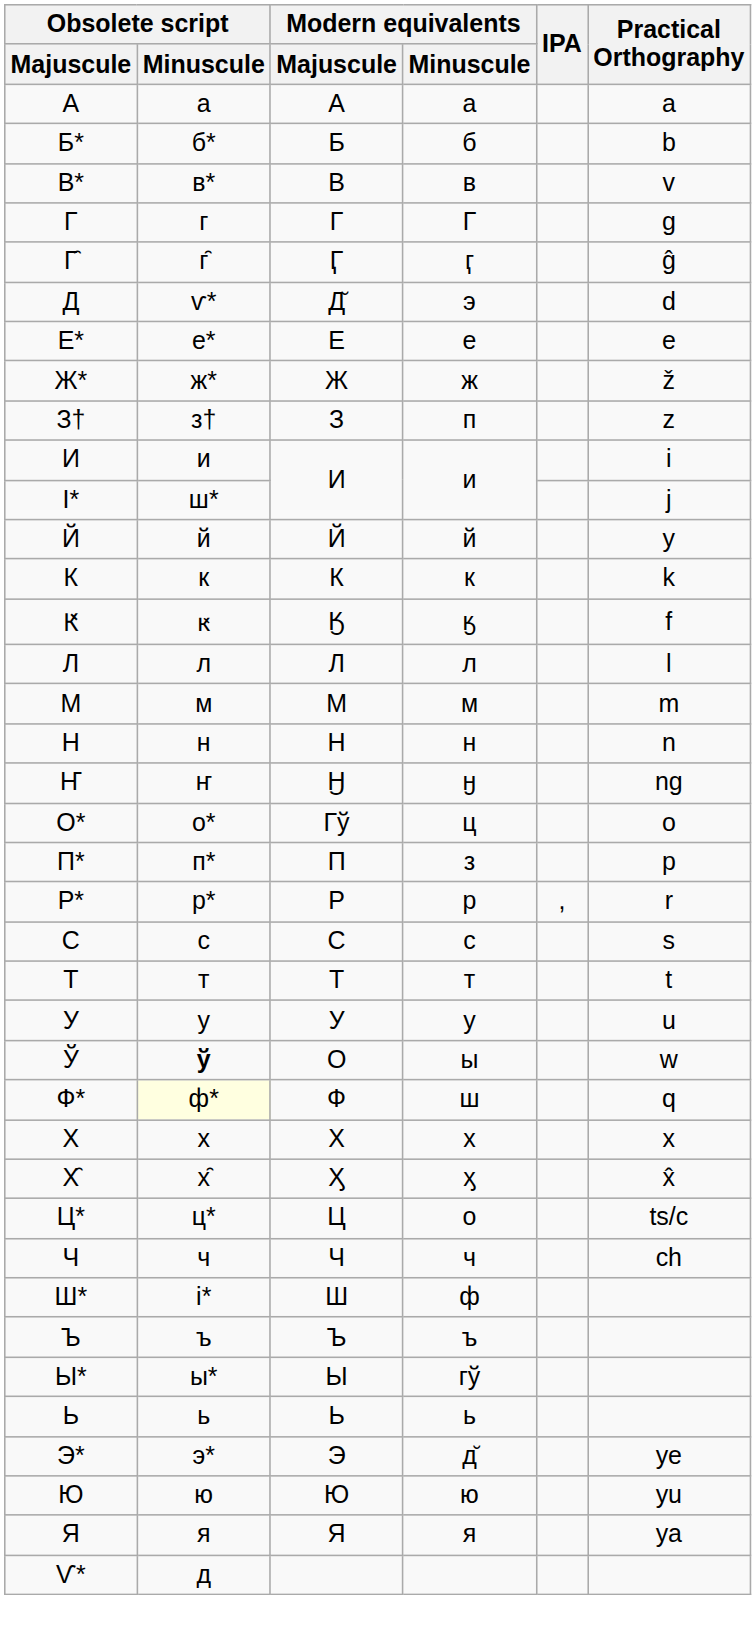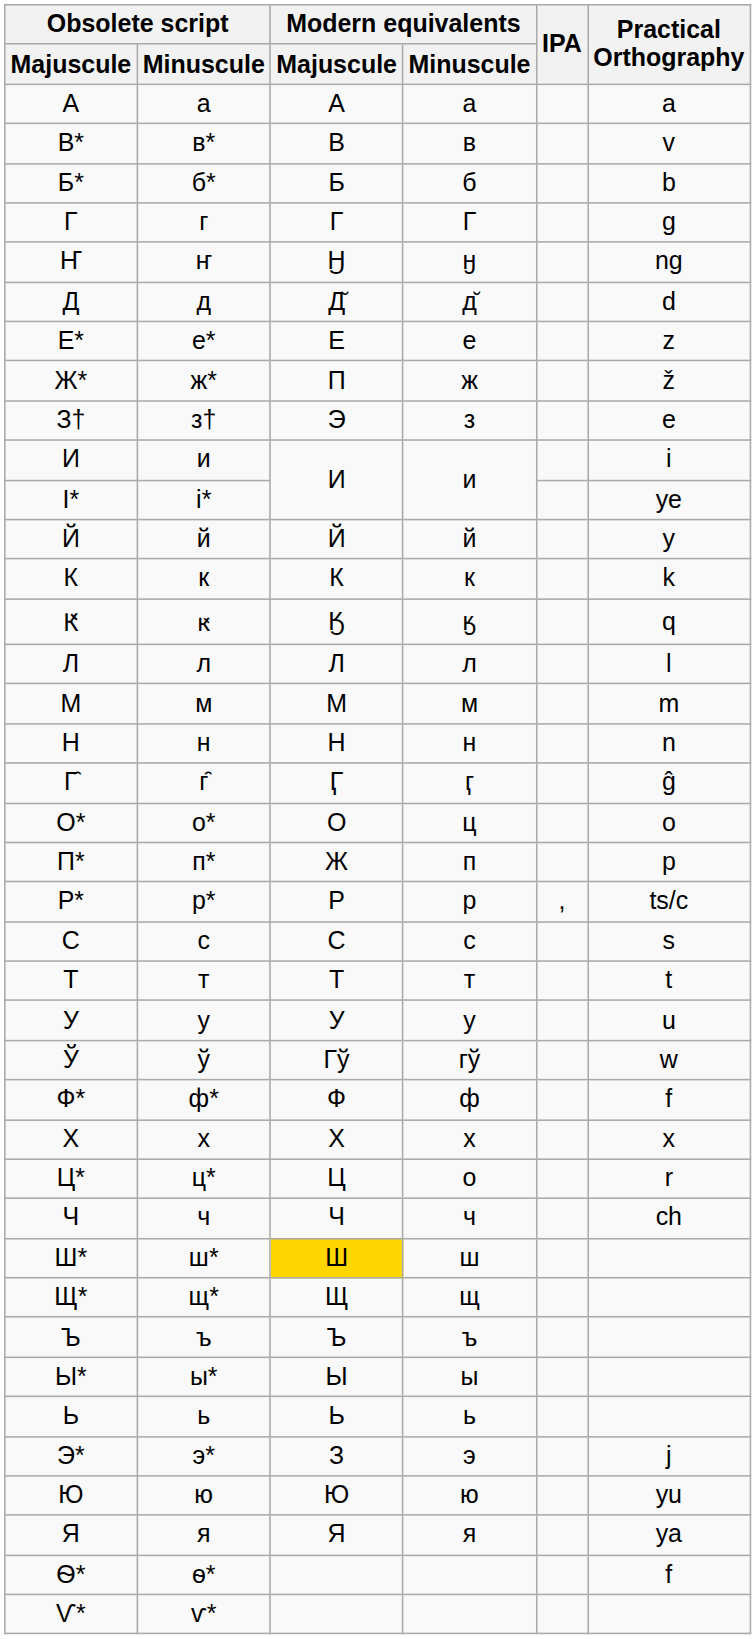rows swapped: (71, 143) <-> (71, 182)
rows swapped: (71, 261) <-> (71, 782)
(204, 301) ѵ* -> (204, 301) д
(469, 301) э -> (469, 301) д̆
(669, 340) e -> (669, 340) z
(337, 380) Ж -> (337, 380) П
(337, 420) З -> (337, 420) Э
(469, 420) п -> (469, 420) з
(669, 420) z -> (669, 420) e
(204, 499) ш* -> (204, 499) і*
(669, 499) j -> (669, 499) ye
(669, 621) f -> (669, 621) q
(337, 822) Гў -> (337, 822) О
(337, 861) П -> (337, 861) Ж
(469, 861) з -> (469, 861) п
(669, 901) r -> (669, 901) ts/c
(204, 1059) bold -> (204, 1059) normal
(337, 1059) О -> (337, 1059) Гў
(469, 1059) ы -> (469, 1059) гў
(204, 1099) lightyellow background -> (204, 1099) no background
(469, 1099) ш -> (469, 1099) ф
(669, 1099) q -> (669, 1099) f
- row: (71, 1178)
(669, 1218) ts/c -> (669, 1178) r
(204, 1297) і* -> (204, 1257) ш*
(337, 1297) no background -> (337, 1257) gold background
(469, 1297) ф -> (469, 1257) ш
+ row: (71, 1297)
(469, 1376) гў -> (469, 1376) ы
(337, 1455) Э -> (337, 1455) З
(469, 1455) д̆ -> (469, 1455) э
(669, 1455) ye -> (669, 1455) j
+ row: (71, 1574)
(204, 1574) д -> (204, 1613) ѵ*
